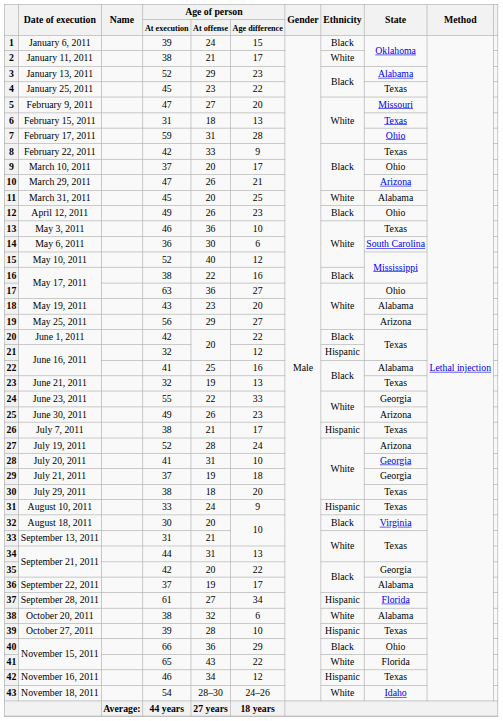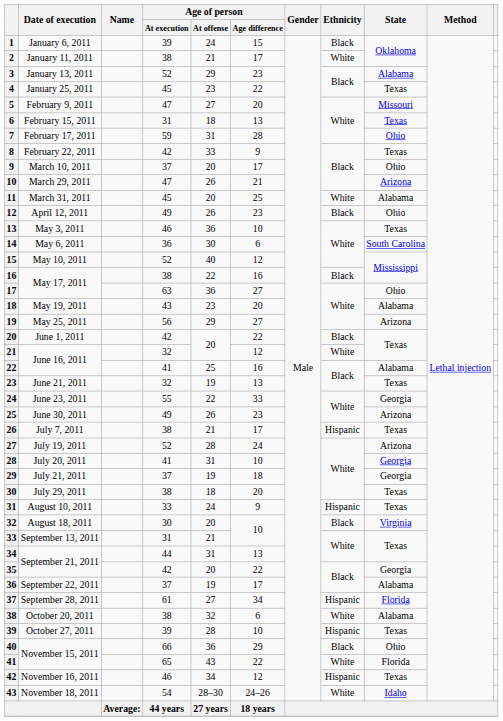(342, 352) Hispanic -> (342, 352) White
